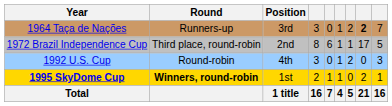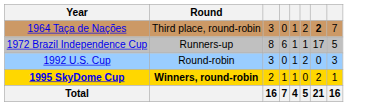- column: (286, 12)
(206, 28) Runners-up -> (206, 28) Third place, round-robin
(206, 45) Third place, round-robin -> (206, 45) Runners-up
